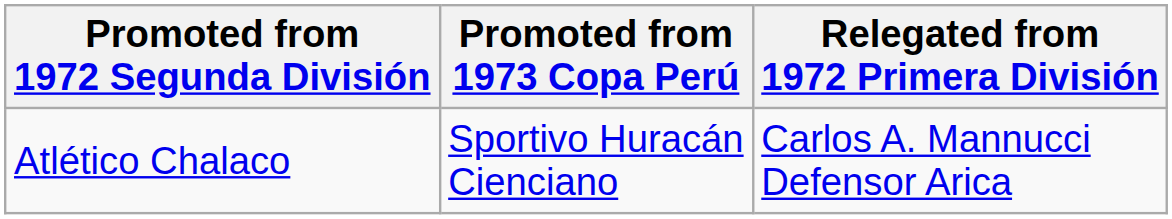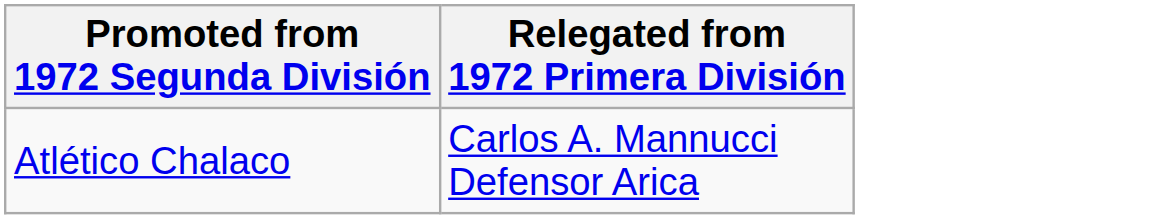- column: (596, 56)
